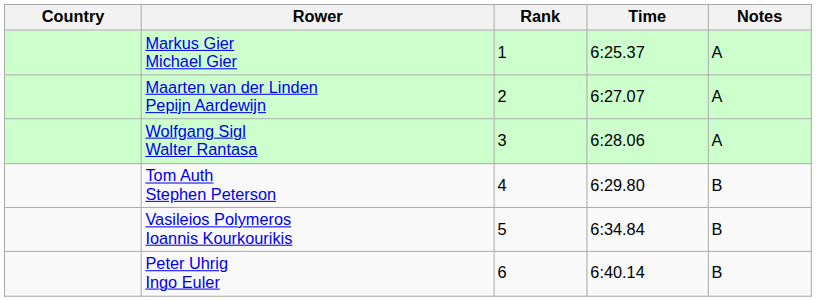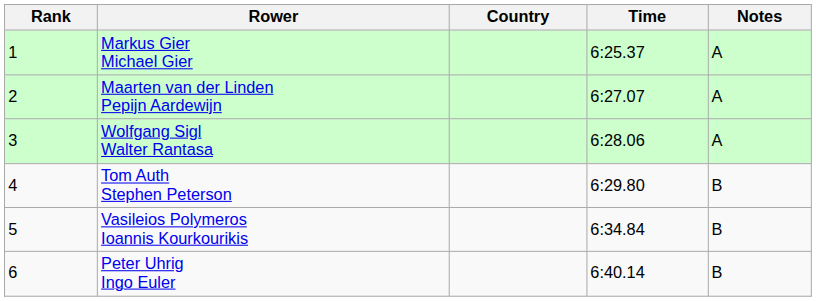columns swapped: (540, 17) <-> (73, 17)
